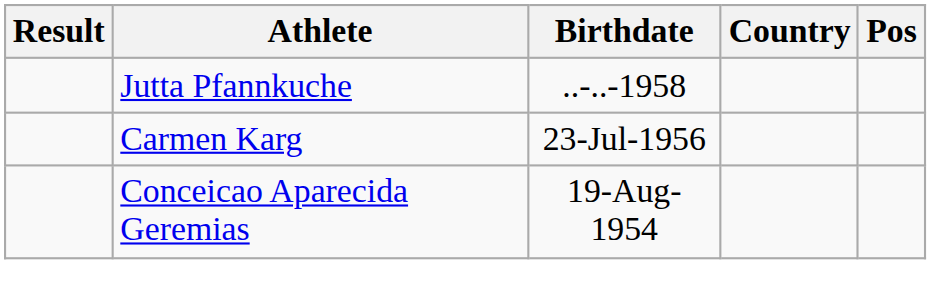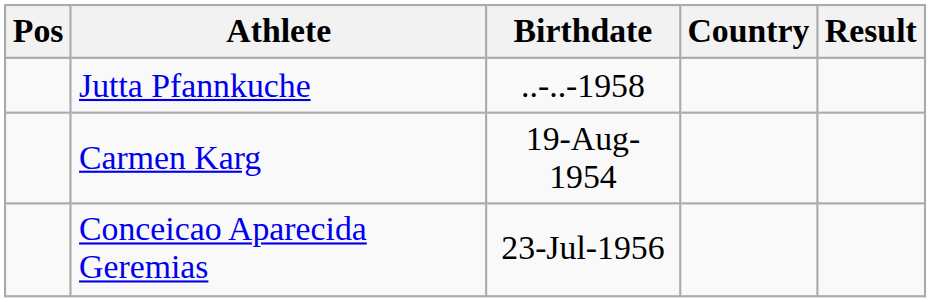columns swapped: (891, 31) <-> (59, 31)
(624, 138) 23-Jul-1956 -> (583, 157) 19-Aug-1954
(624, 210) 19-Aug-1954 -> (583, 248) 23-Jul-1956
